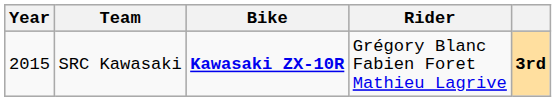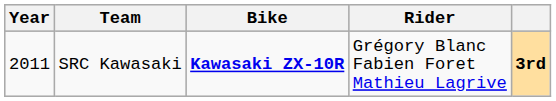(30, 64) 2015 -> (30, 64) 2011
